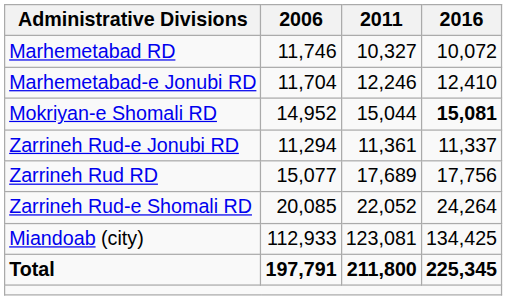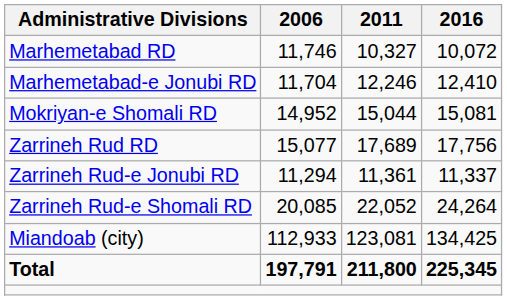(467, 113) bold -> (467, 113) normal
rows swapped: (84, 176) <-> (124, 144)
